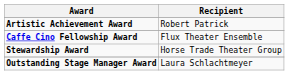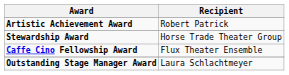rows swapped: (47, 50) <-> (72, 37)
